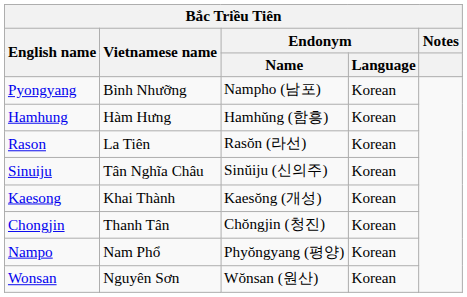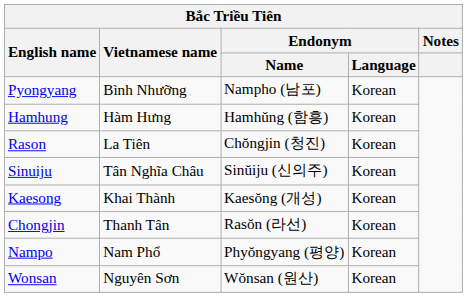(265, 143) Rasŏn (라선) -> (275, 143) Chŏngjin (청진)
(275, 224) Chŏngjin (청진) -> (265, 224) Rasŏn (라선)
